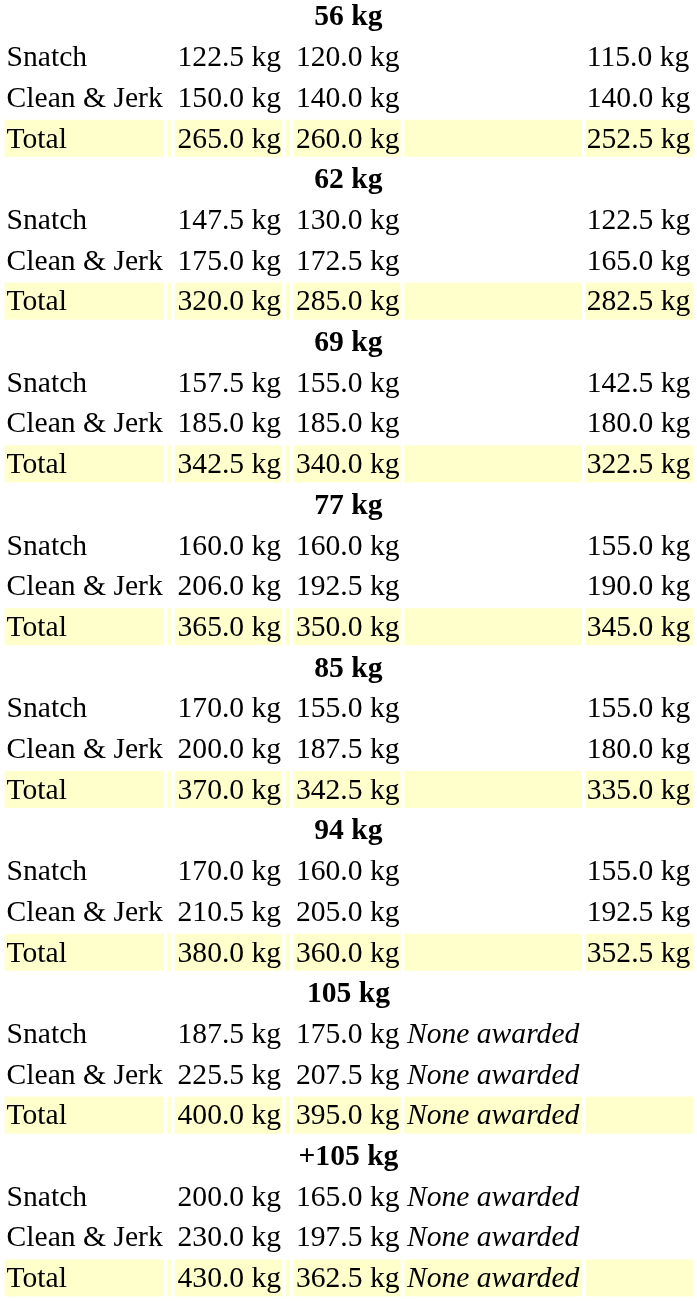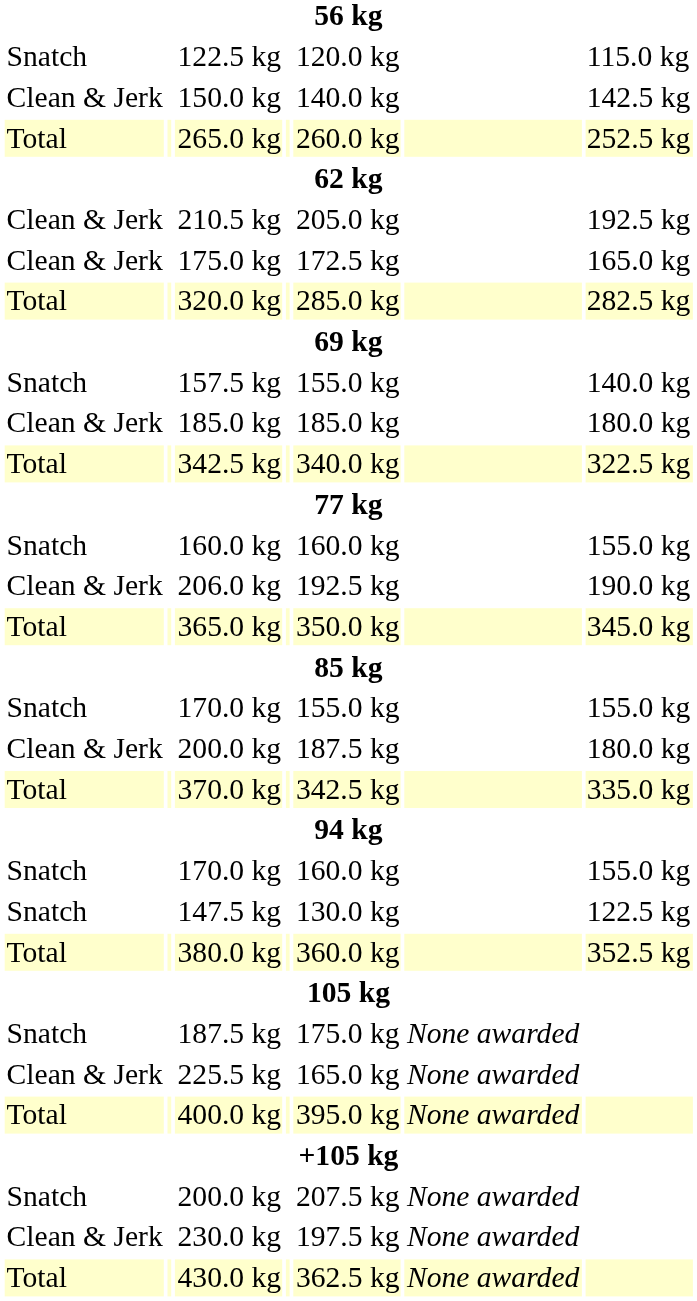(639, 97) 140.0 kg -> (639, 97) 142.5 kg
rows swapped: (47, 219) <-> (85, 911)
(639, 382) 142.5 kg -> (639, 382) 140.0 kg
(348, 1073) 207.5 kg -> (348, 1073) 165.0 kg
(348, 1196) 165.0 kg -> (348, 1196) 207.5 kg
